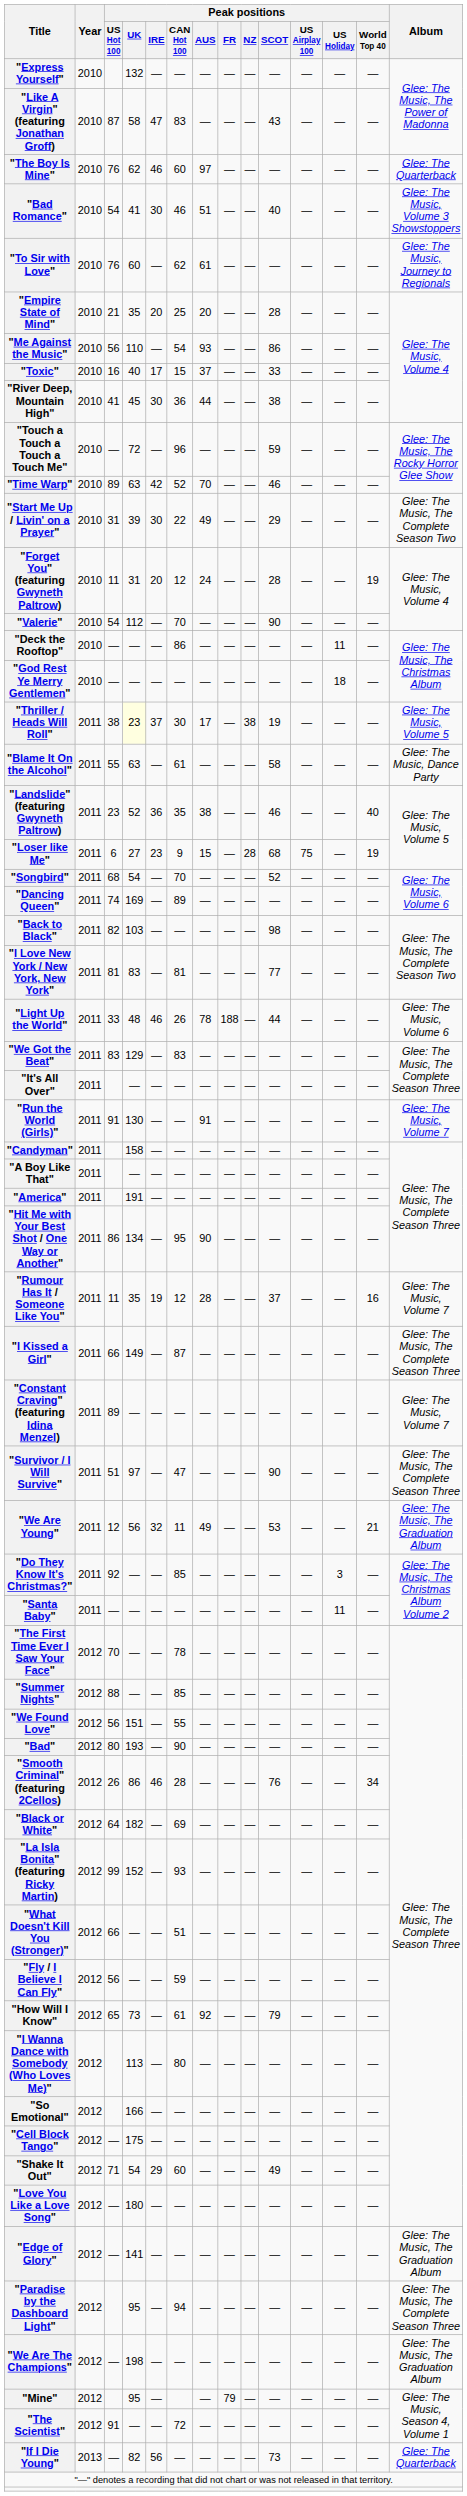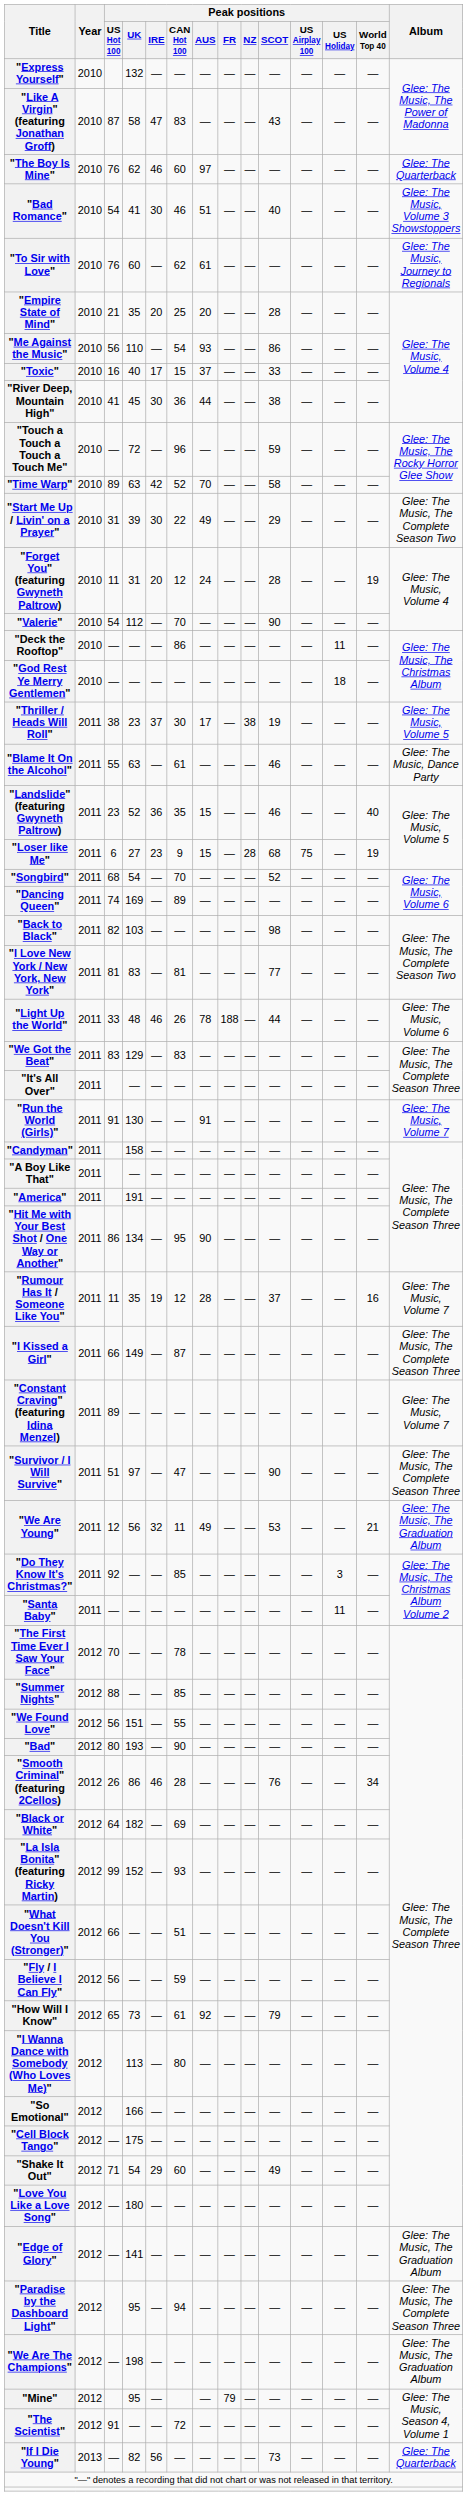(275, 484) 46 -> (275, 484) 58
(134, 723) lightyellow background -> (134, 723) no background
(275, 764) 58 -> (275, 764) 46
(205, 812) 38 -> (205, 812) 15
